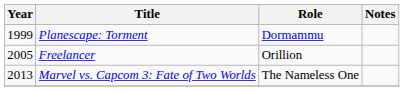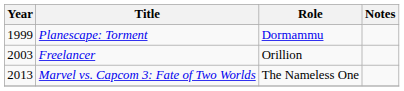(20, 55) 2005 -> (20, 55) 2003
